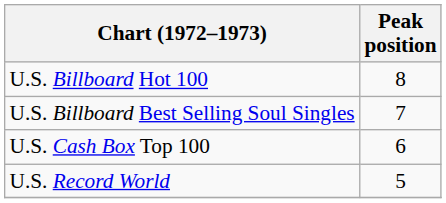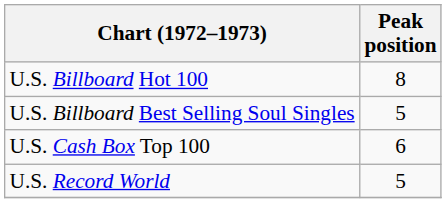(401, 112) 7 -> (401, 112) 5
